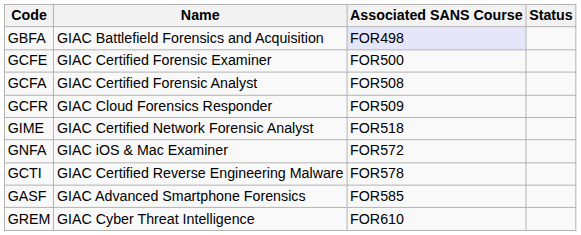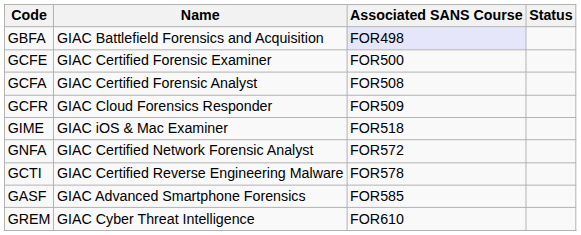(185, 128) GIAC Certified Network Forensic Analyst -> (142, 128) GIAC iOS & Mac Examiner
(142, 151) GIAC iOS & Mac Examiner -> (185, 151) GIAC Certified Network Forensic Analyst
